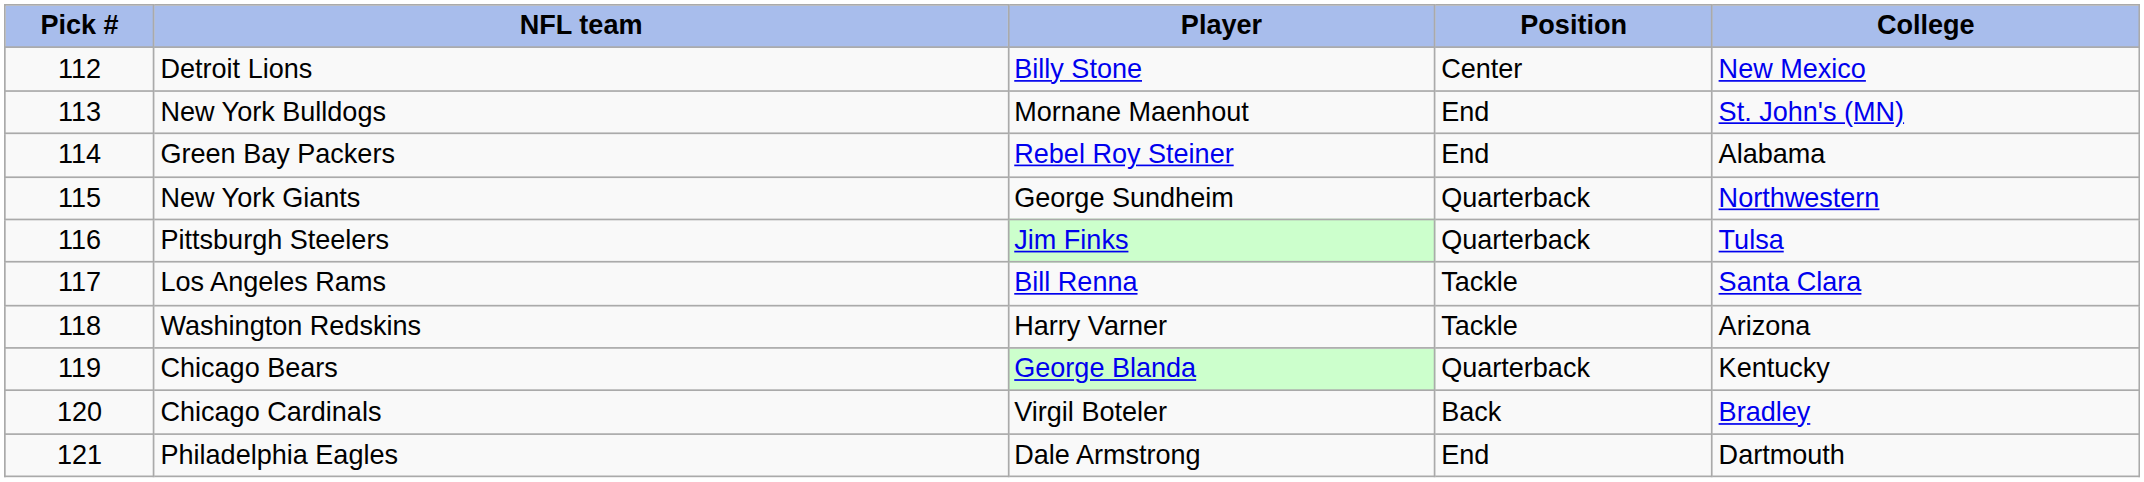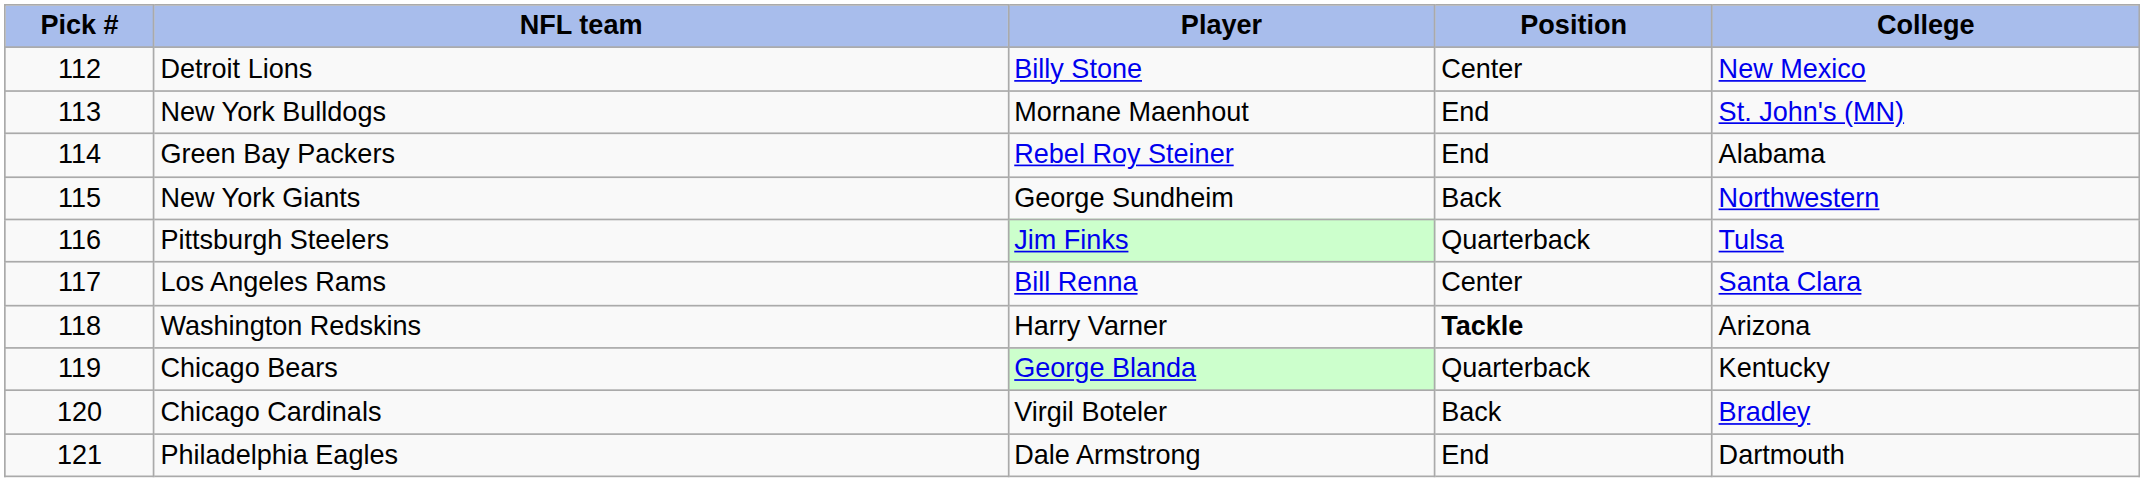(1516, 197) Quarterback -> (1471, 197) Back
(1479, 283) Tackle -> (1482, 283) Center
(1479, 326) normal -> (1482, 326) bold
